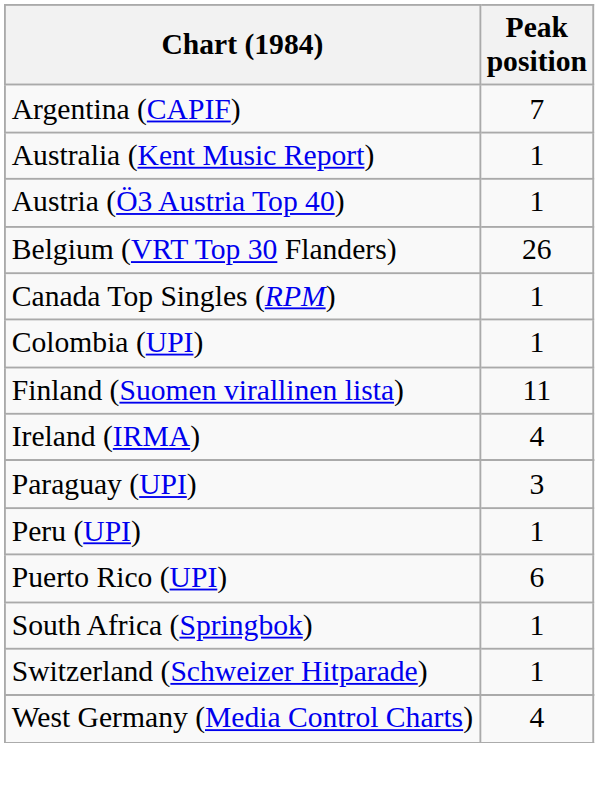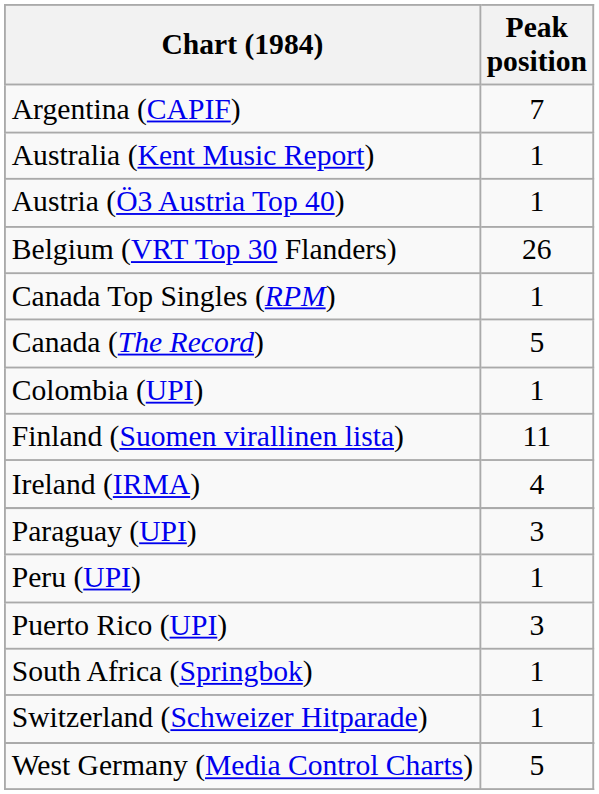+ row: (138, 342)
(537, 577) 6 -> (537, 624) 3
(537, 718) 4 -> (537, 765) 5
